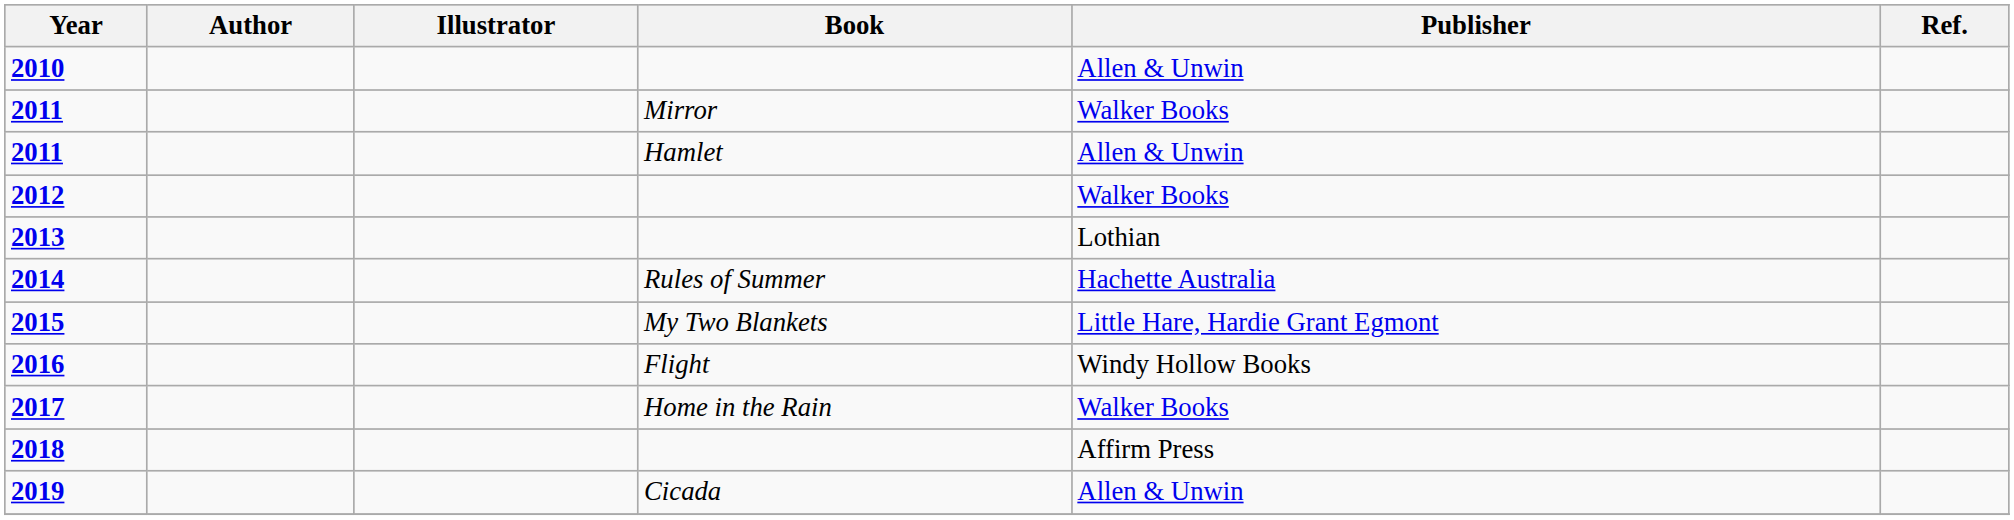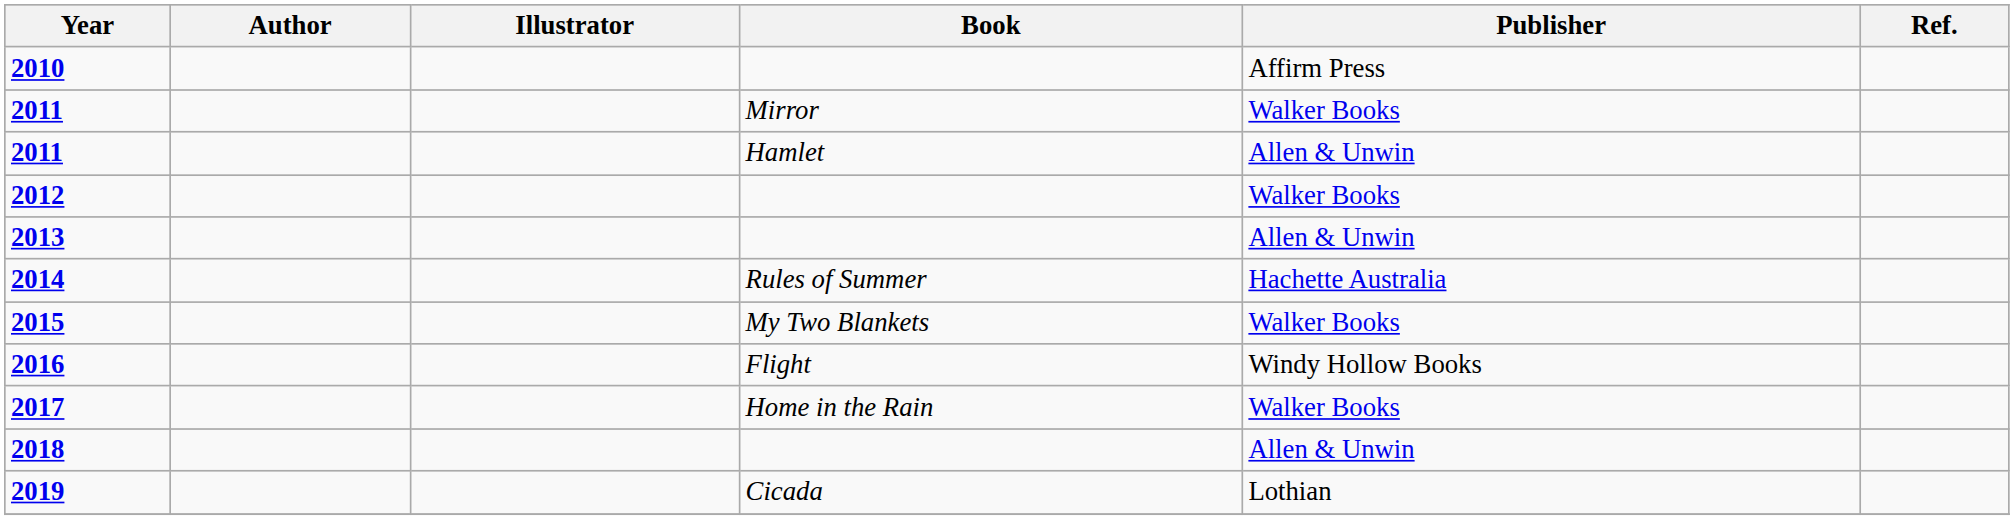(1160, 68) Allen & Unwin -> (1317, 68) Affirm Press
(1119, 237) Lothian -> (1332, 237) Allen & Unwin
(1258, 322) Little Hare, Hardie Grant Egmont -> (1324, 322) Walker Books
(1146, 449) Affirm Press -> (1332, 449) Allen & Unwin
(1160, 491) Allen & Unwin -> (1290, 491) Lothian
